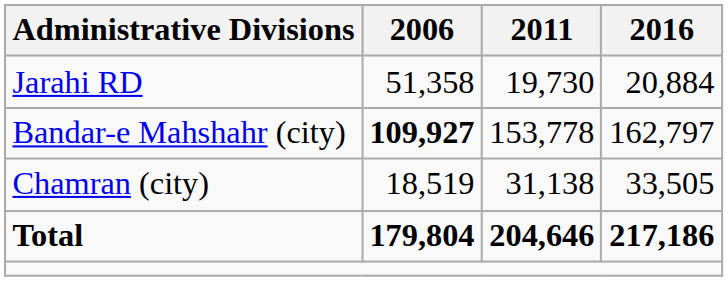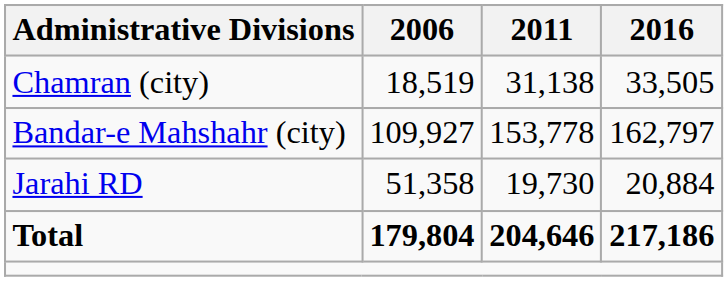rows swapped: (78, 81) <-> (111, 183)
(422, 132) bold -> (422, 132) normal
